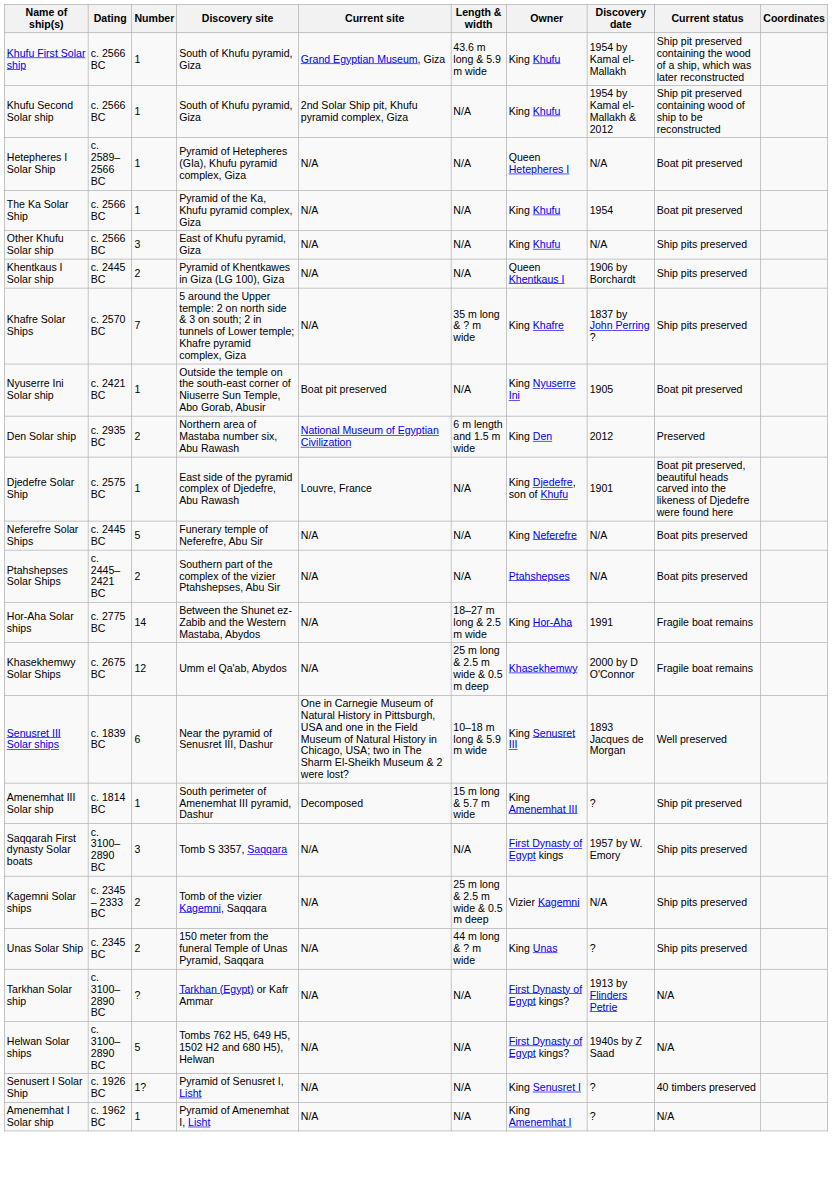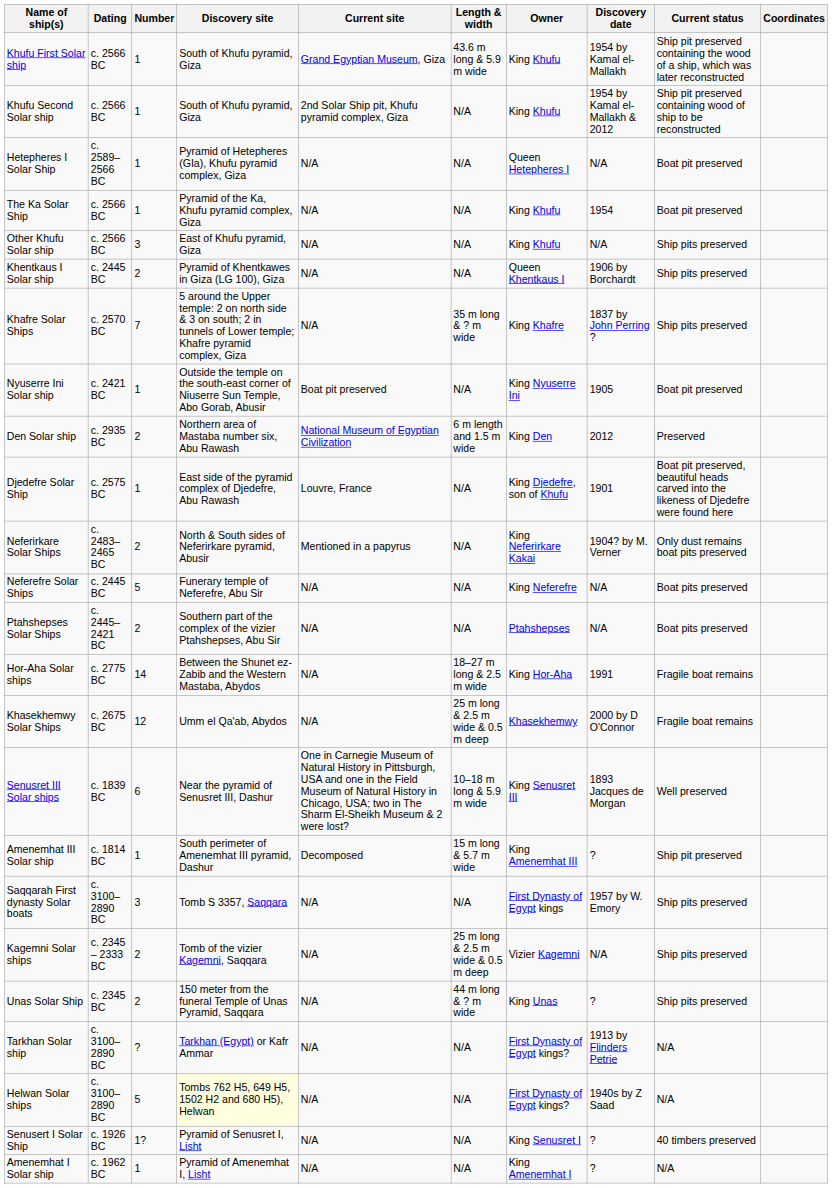+ row: (34, 547)
(235, 1047) no background -> (235, 1100) lightyellow background
